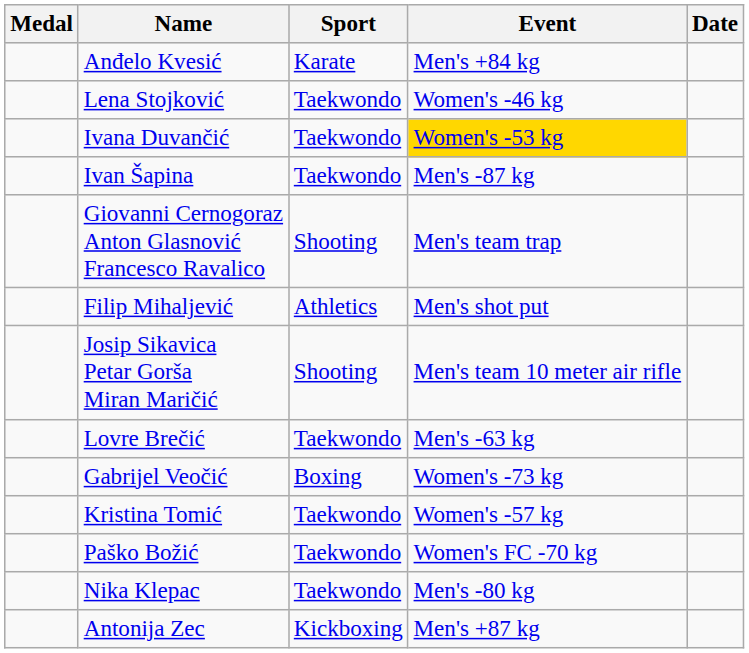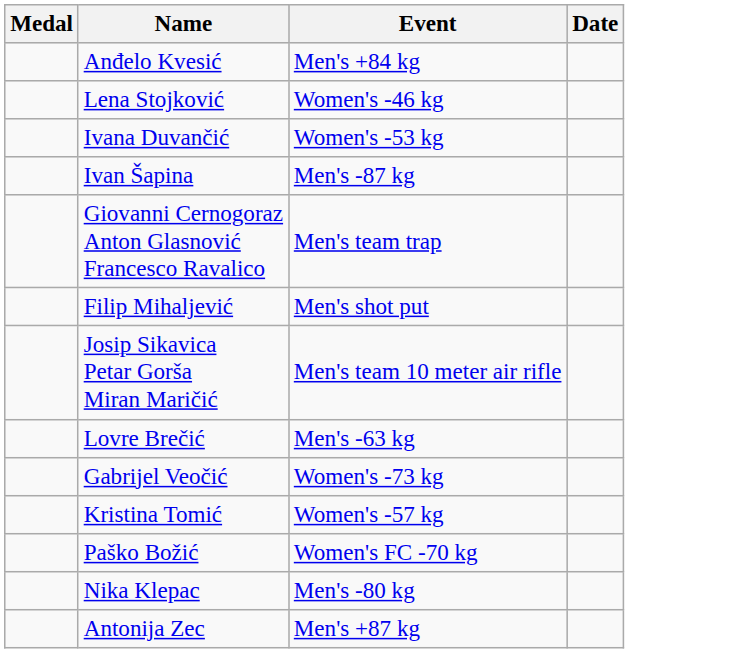- column: (348, 23)
(488, 138) gold background -> (369, 138) no background
